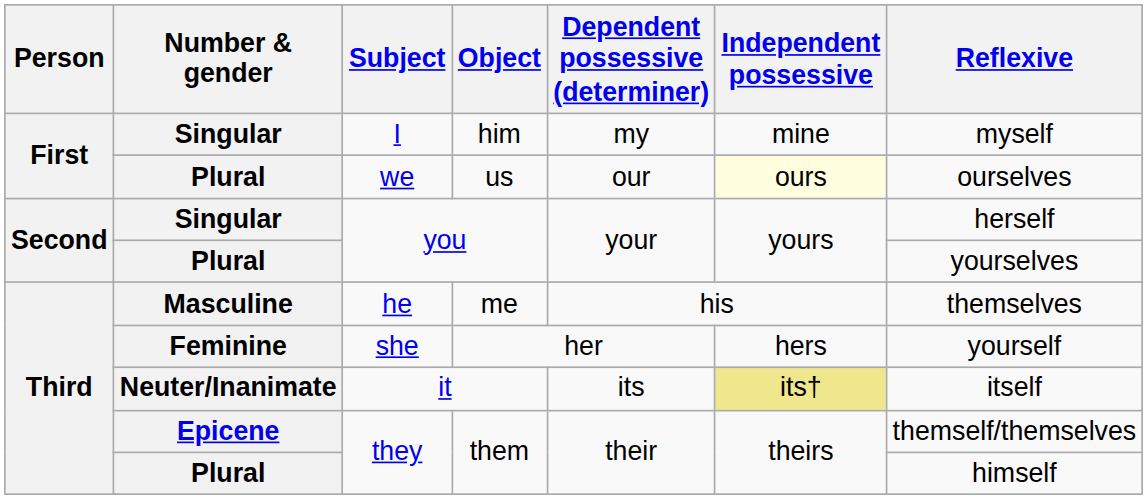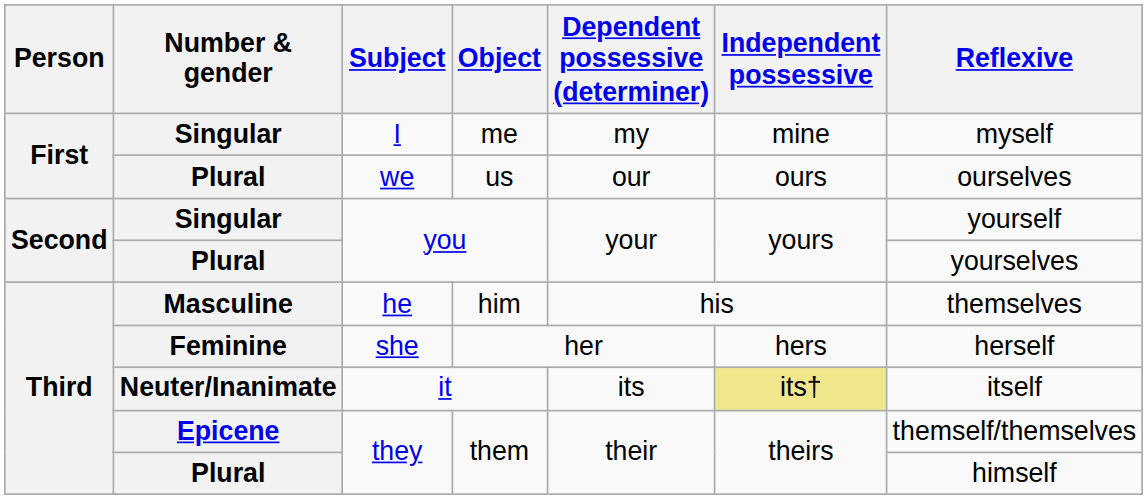(499, 134) him -> (499, 134) me
(801, 176) lightyellow background -> (801, 176) no background
(1014, 218) herself -> (1014, 218) yourself
(499, 303) me -> (499, 303) him
(1014, 346) yourself -> (1014, 346) herself
